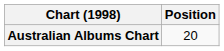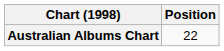(190, 35) 20 -> (190, 35) 22
